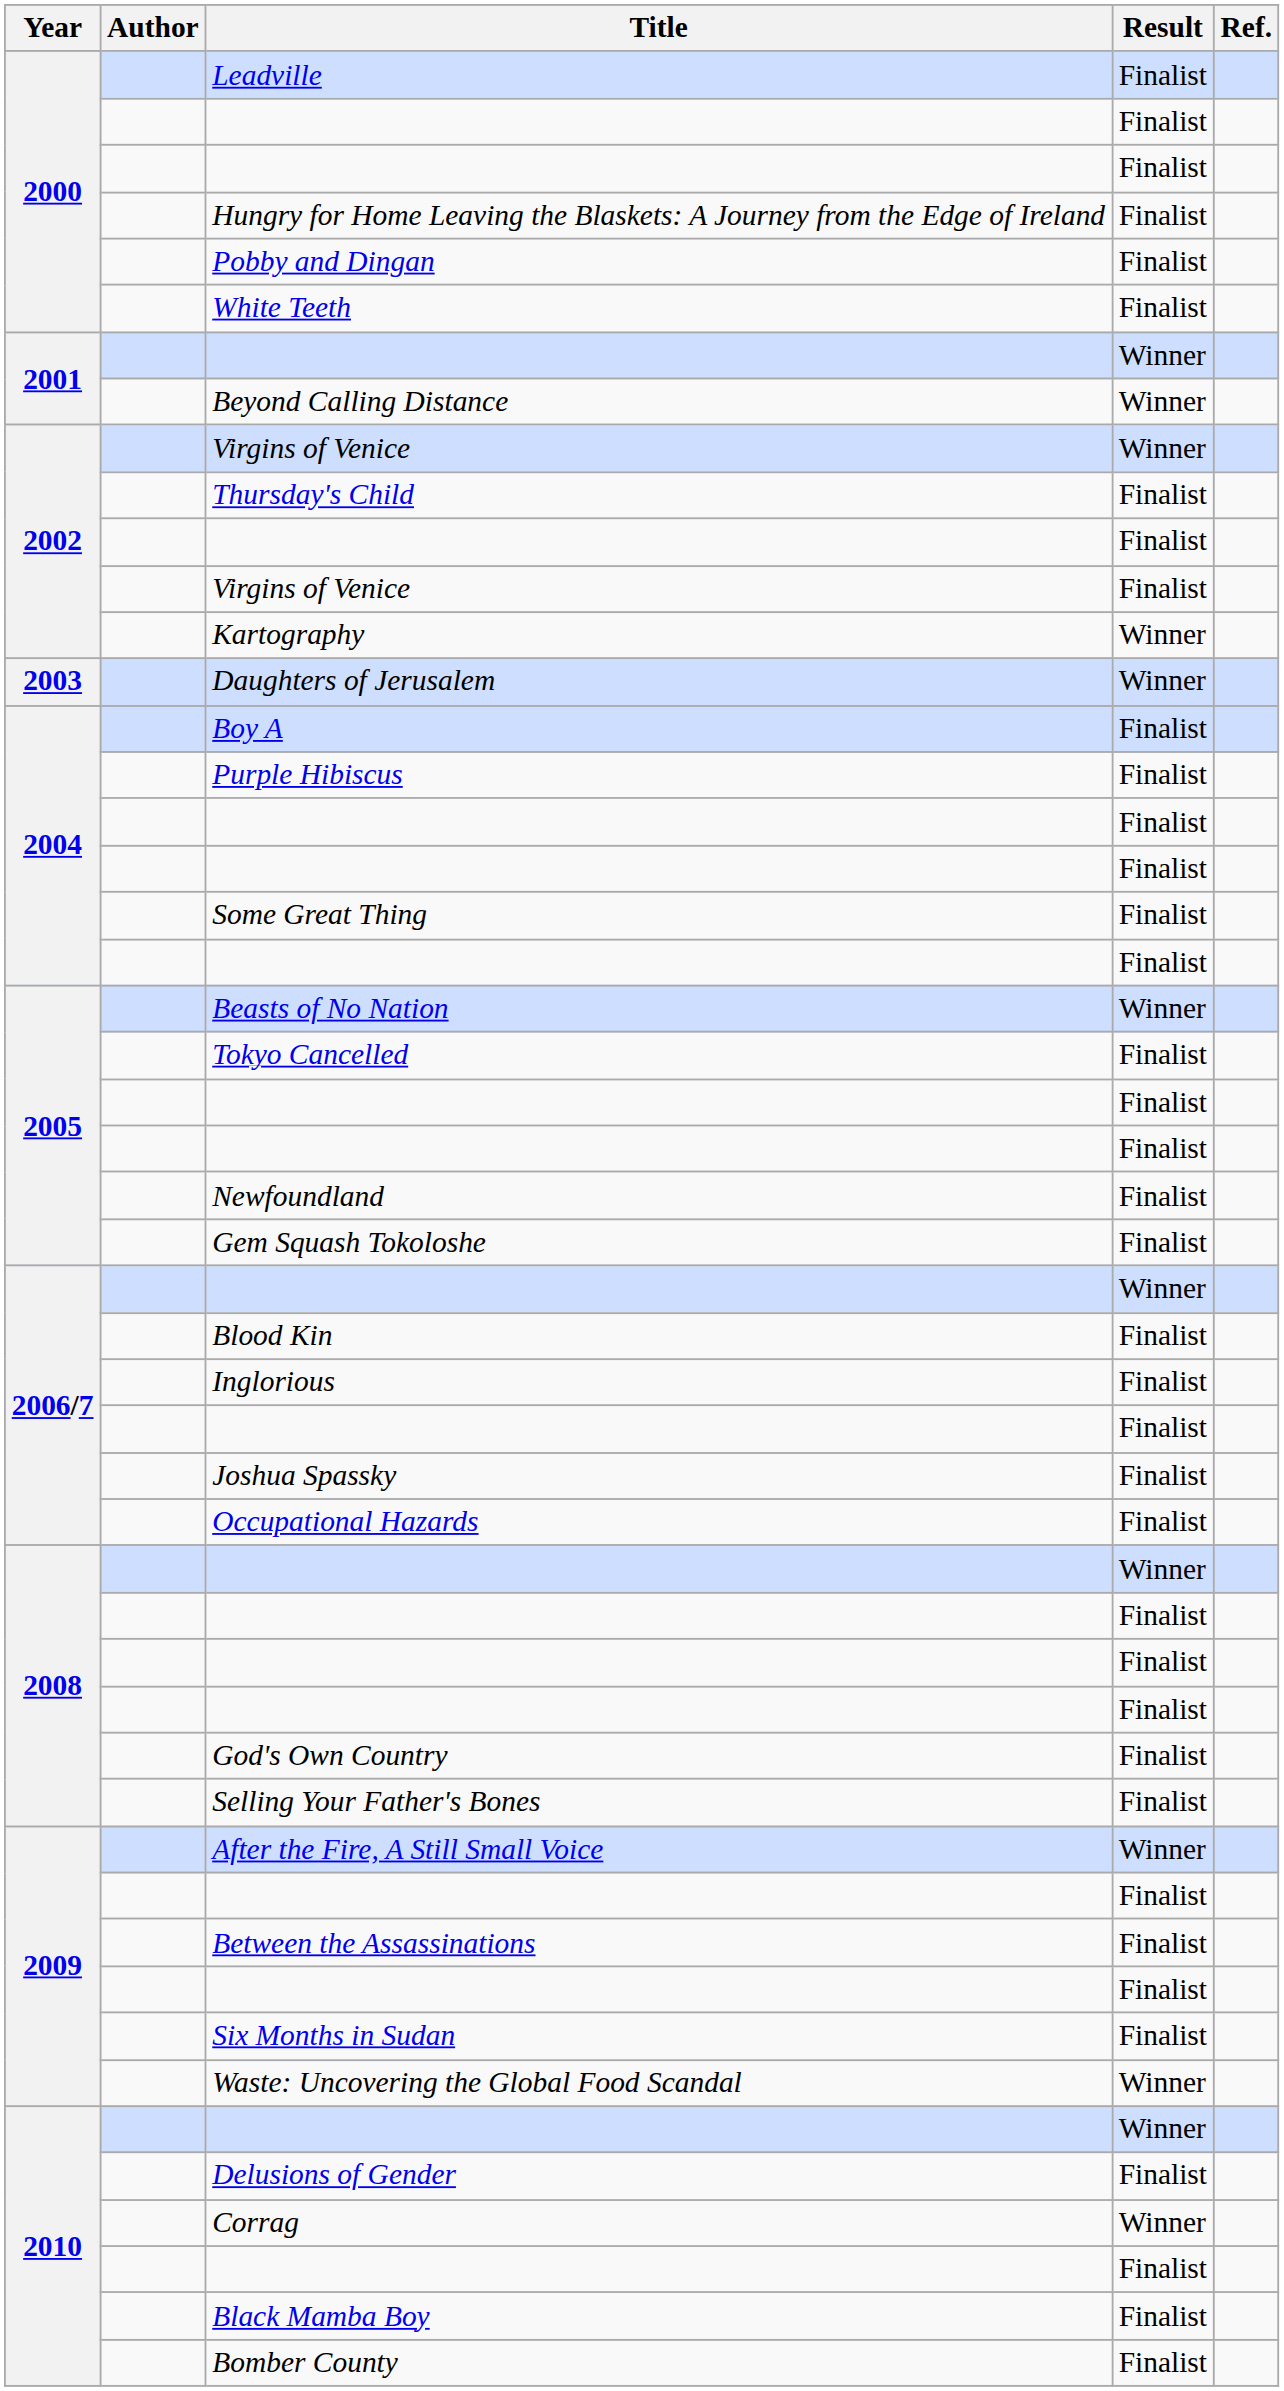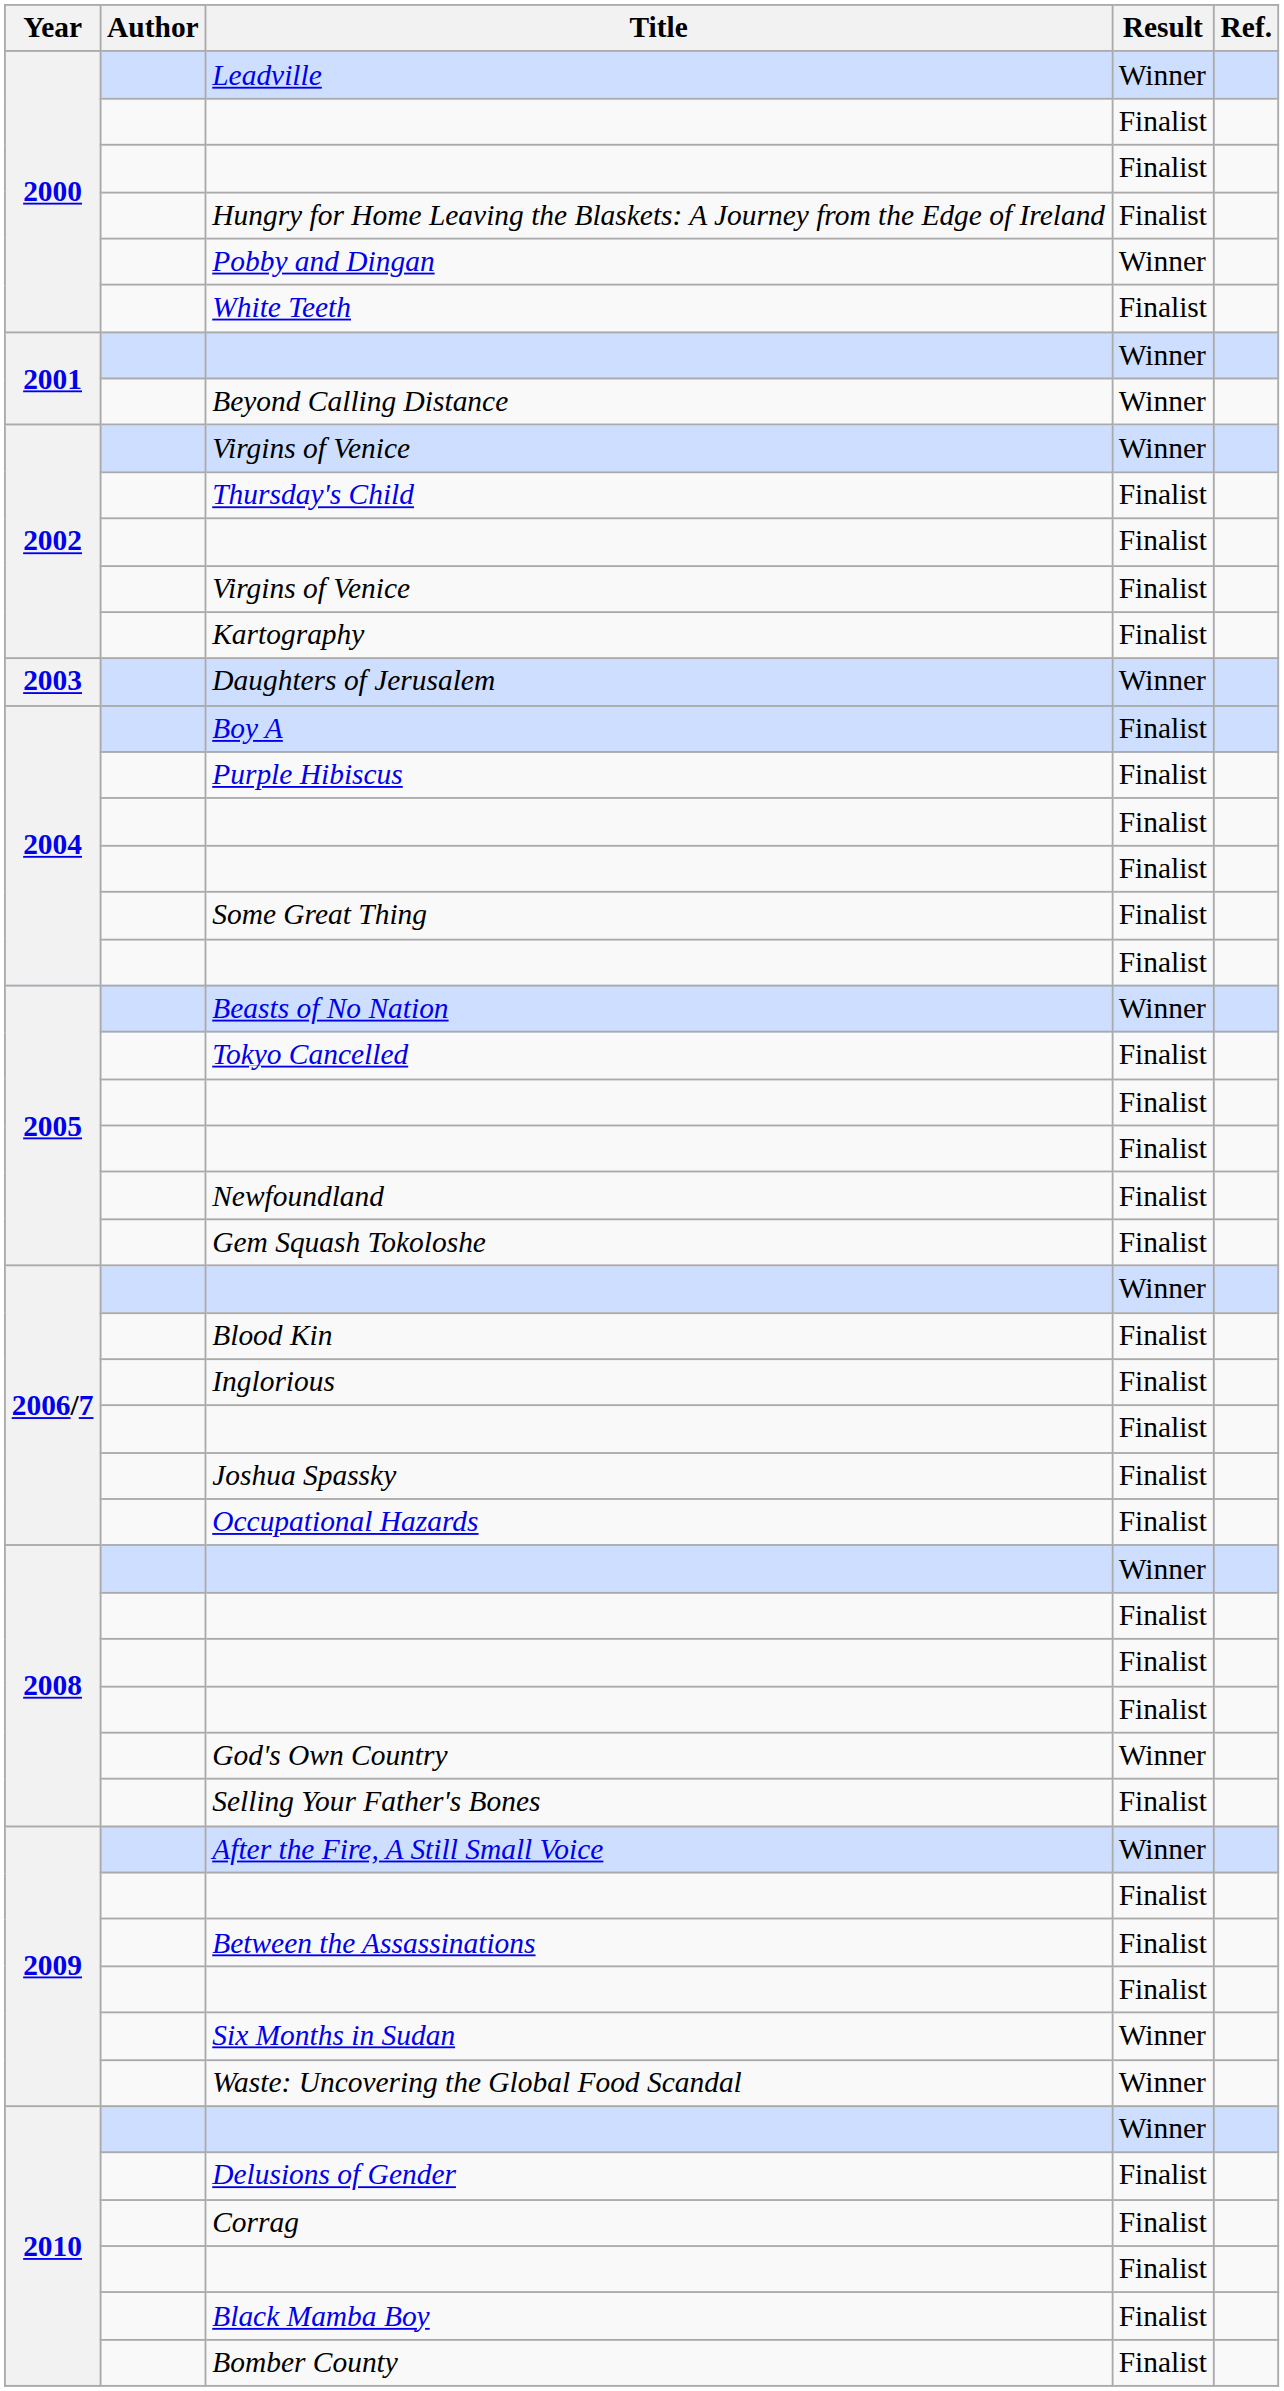(1163, 74) Finalist -> (1162, 74) Winner
(1163, 261) Finalist -> (1162, 261) Winner
(1162, 634) Winner -> (1163, 634) Finalist
(1163, 1755) Finalist -> (1162, 1755) Winner
(1163, 2035) Finalist -> (1162, 2035) Winner
(1162, 2222) Winner -> (1163, 2222) Finalist
